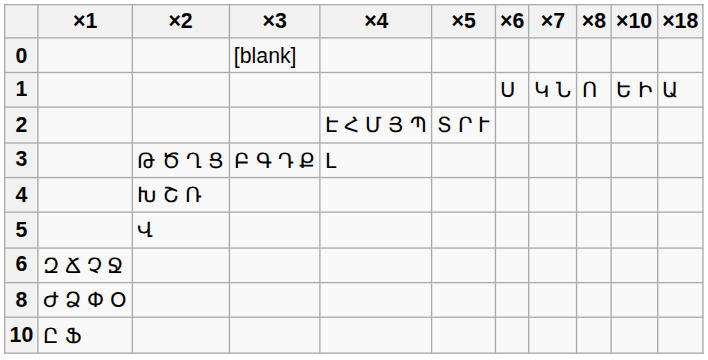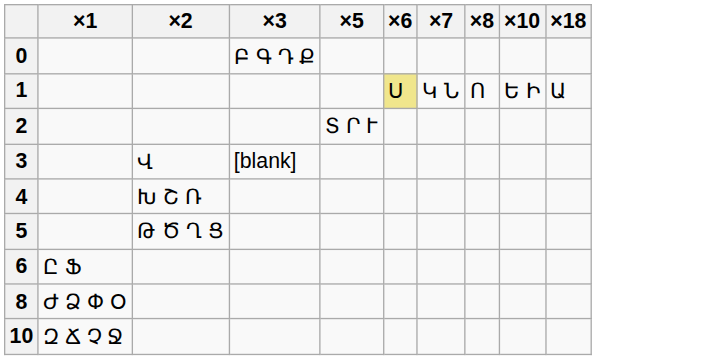- column: (376, 21)
(265, 55) [blank] -> (275, 56) Բ Գ Դ Ք
(508, 90) no background -> (396, 91) khaki background
(181, 160) Թ Ծ Ղ Ց -> (145, 161) Վ
(275, 160) Բ Գ Դ Ք -> (265, 161) [blank]
(145, 230) Վ -> (181, 231) Թ Ծ Ղ Ց
(83, 265) Զ Ճ Չ Ջ -> (63, 266) Ը Ֆ
(63, 335) Ը Ֆ -> (83, 337) Զ Ճ Չ Ջ
